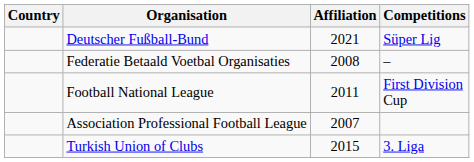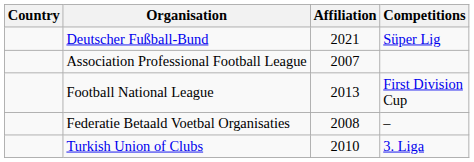rows swapped: (178, 61) <-> (187, 123)
(345, 92) 2011 -> (345, 92) 2013
(345, 146) 2015 -> (345, 146) 2010
